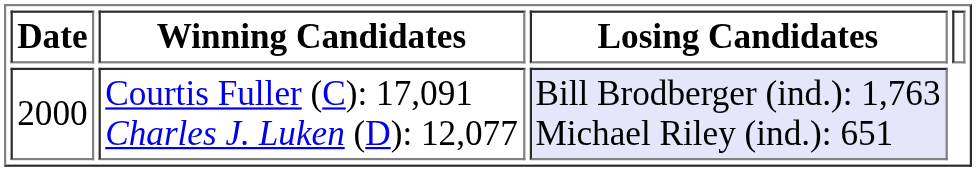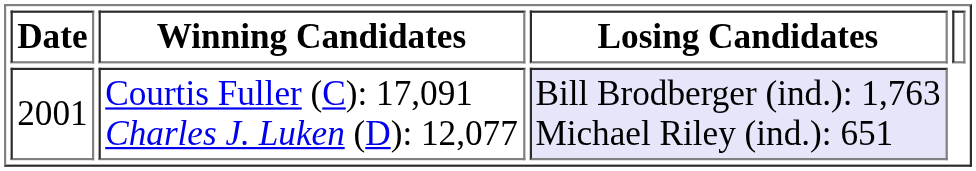(52, 113) 2000 -> (52, 113) 2001
